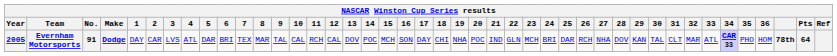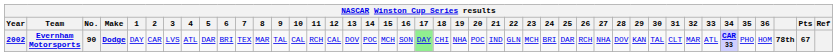(16, 40) 2005 -> (16, 40) 2002
(91, 40) 91 -> (91, 40) 90
(424, 40) no background -> (424, 40) lightgreen background
(805, 40) 64 -> (805, 40) 67
